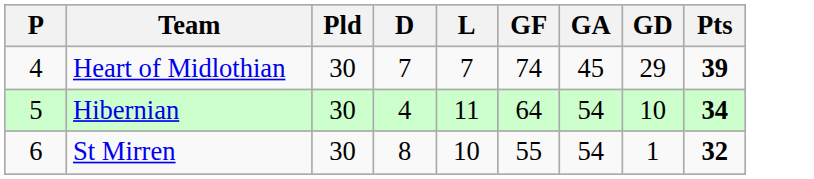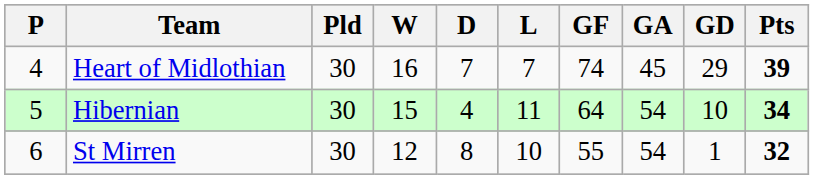+ column: (405, 25)
